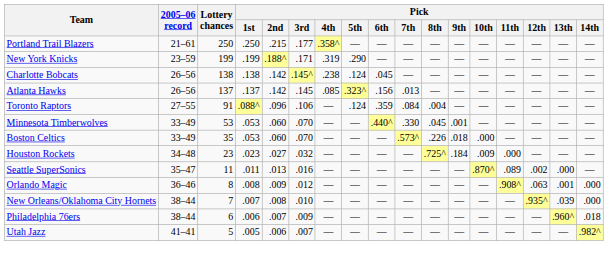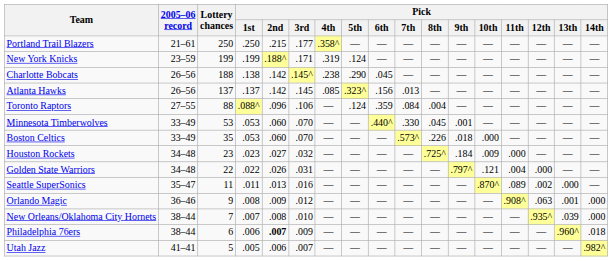(357, 59) .290 -> (357, 59) .124
(226, 75) 138 -> (226, 75) 188
(357, 75) .124 -> (357, 75) .290
(228, 106) 91 -> (228, 106) 88
+ row: (51, 169)
(231, 185) 8 -> (231, 201) 9
(278, 216) normal -> (278, 232) bold
